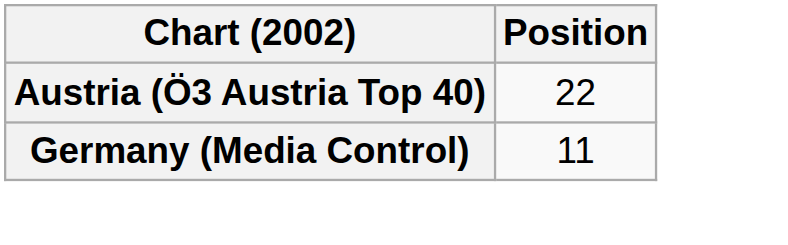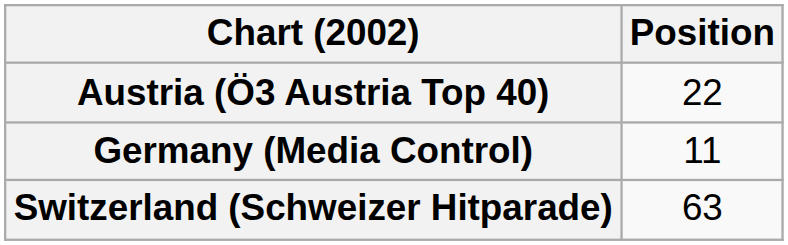+ row: (313, 208)
